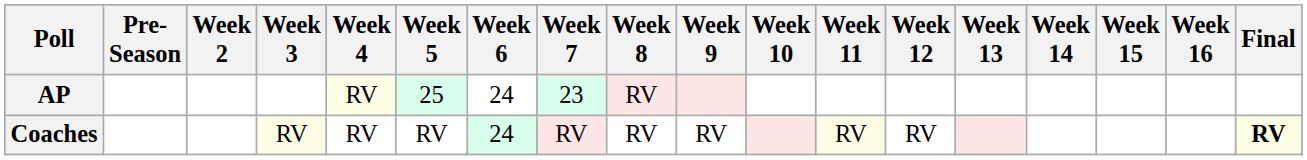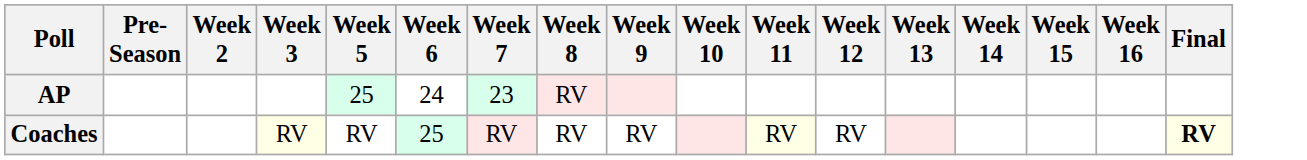- column: (362, 39)
(501, 134) 24 -> (432, 134) 25
